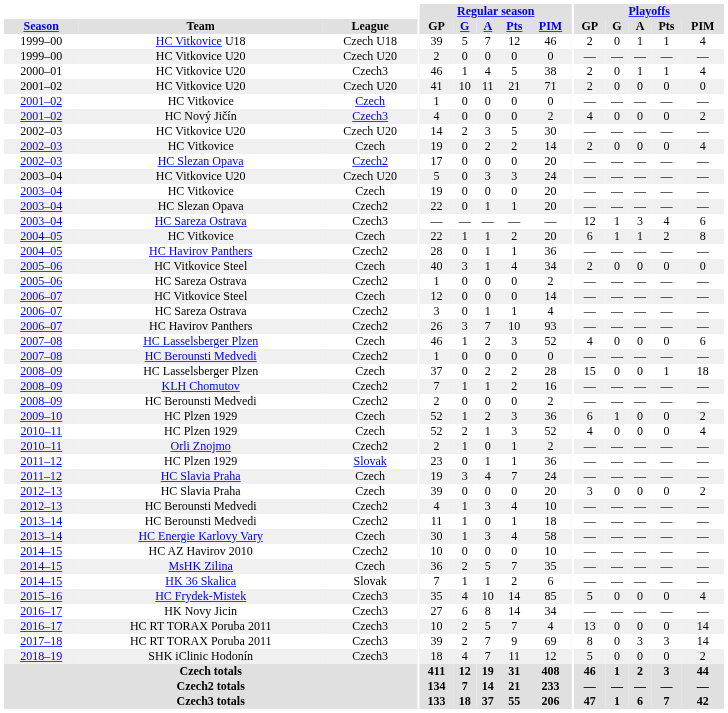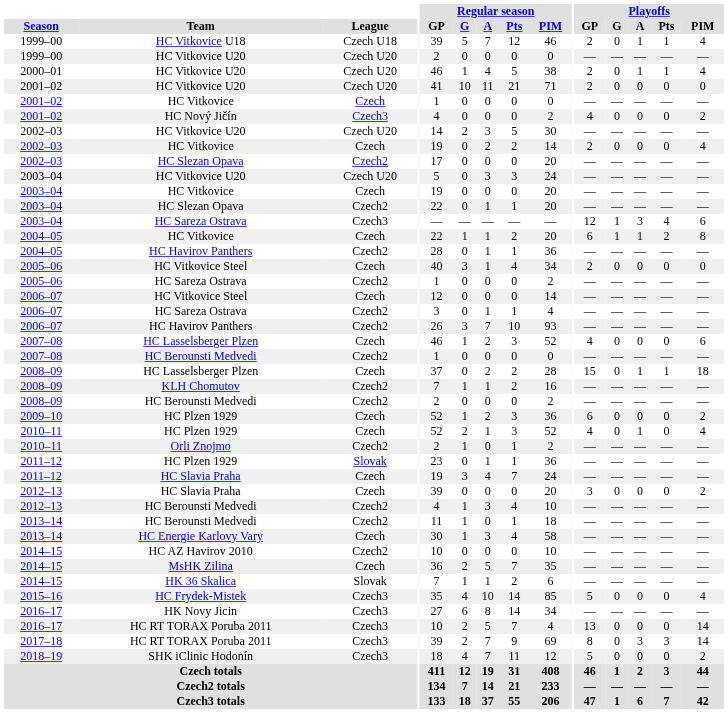(370, 71) Czech3 -> (370, 71) Czech U20
(640, 371) 0 -> (640, 371) 1
(617, 416) 1 -> (617, 416) 0
(640, 431) 0 -> (640, 431) 1
